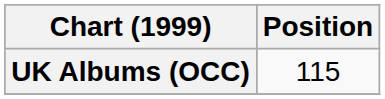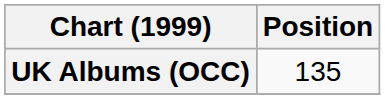(318, 71) 115 -> (318, 71) 135
